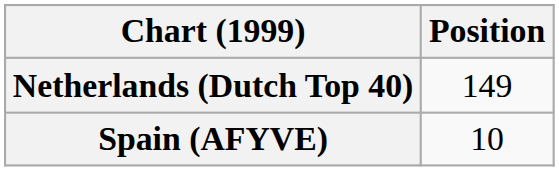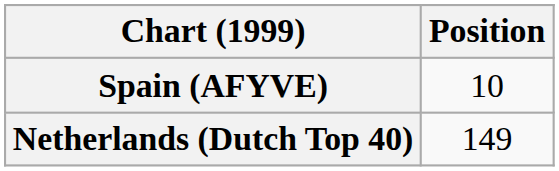rows swapped: (213, 84) <-> (213, 138)
